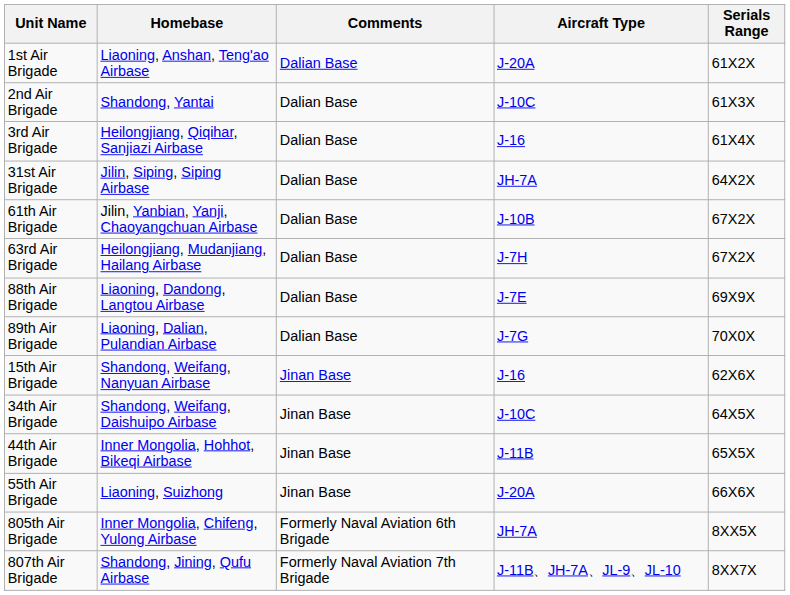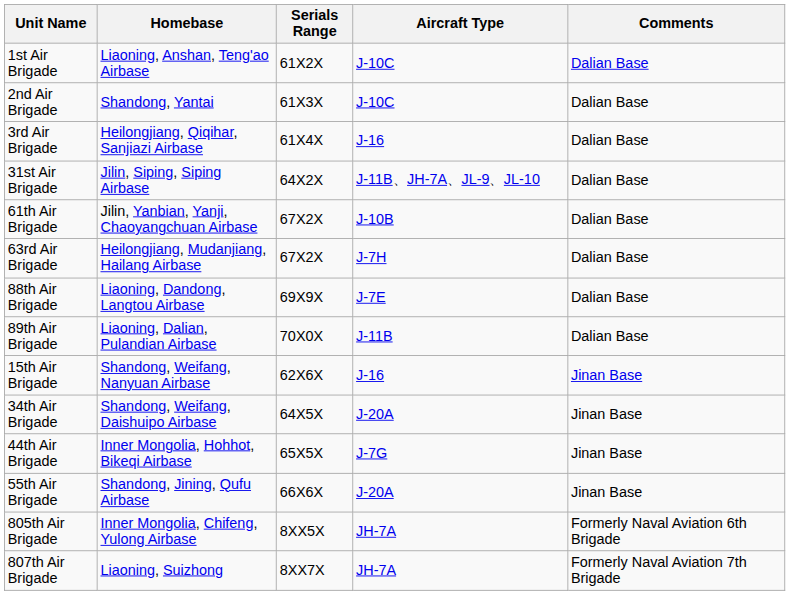columns swapped: (747, 24) <-> (385, 24)
(516, 63) J-20A -> (375, 63) J-10C
(517, 180) JH-7A -> (448, 179) J-11B、JH-7A、JL-9、JL-10
(513, 336) J-7G -> (374, 336) J-11B
(516, 414) J-10C -> (375, 414) J-20A
(515, 453) J-11B -> (372, 453) J-7G
(162, 492) Liaoning, Suizhong -> (176, 492) Shandong, Jining, Qufu Airbase
(176, 570) Shandong, Jining, Qufu Airbase -> (162, 570) Liaoning, Suizhong
(589, 570) J-11B、JH-7A、JL-9、JL-10 -> (376, 570) JH-7A
